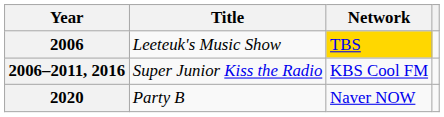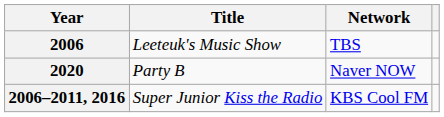(345, 44) gold background -> (345, 44) no background
rows swapped: (67, 71) <-> (67, 97)
